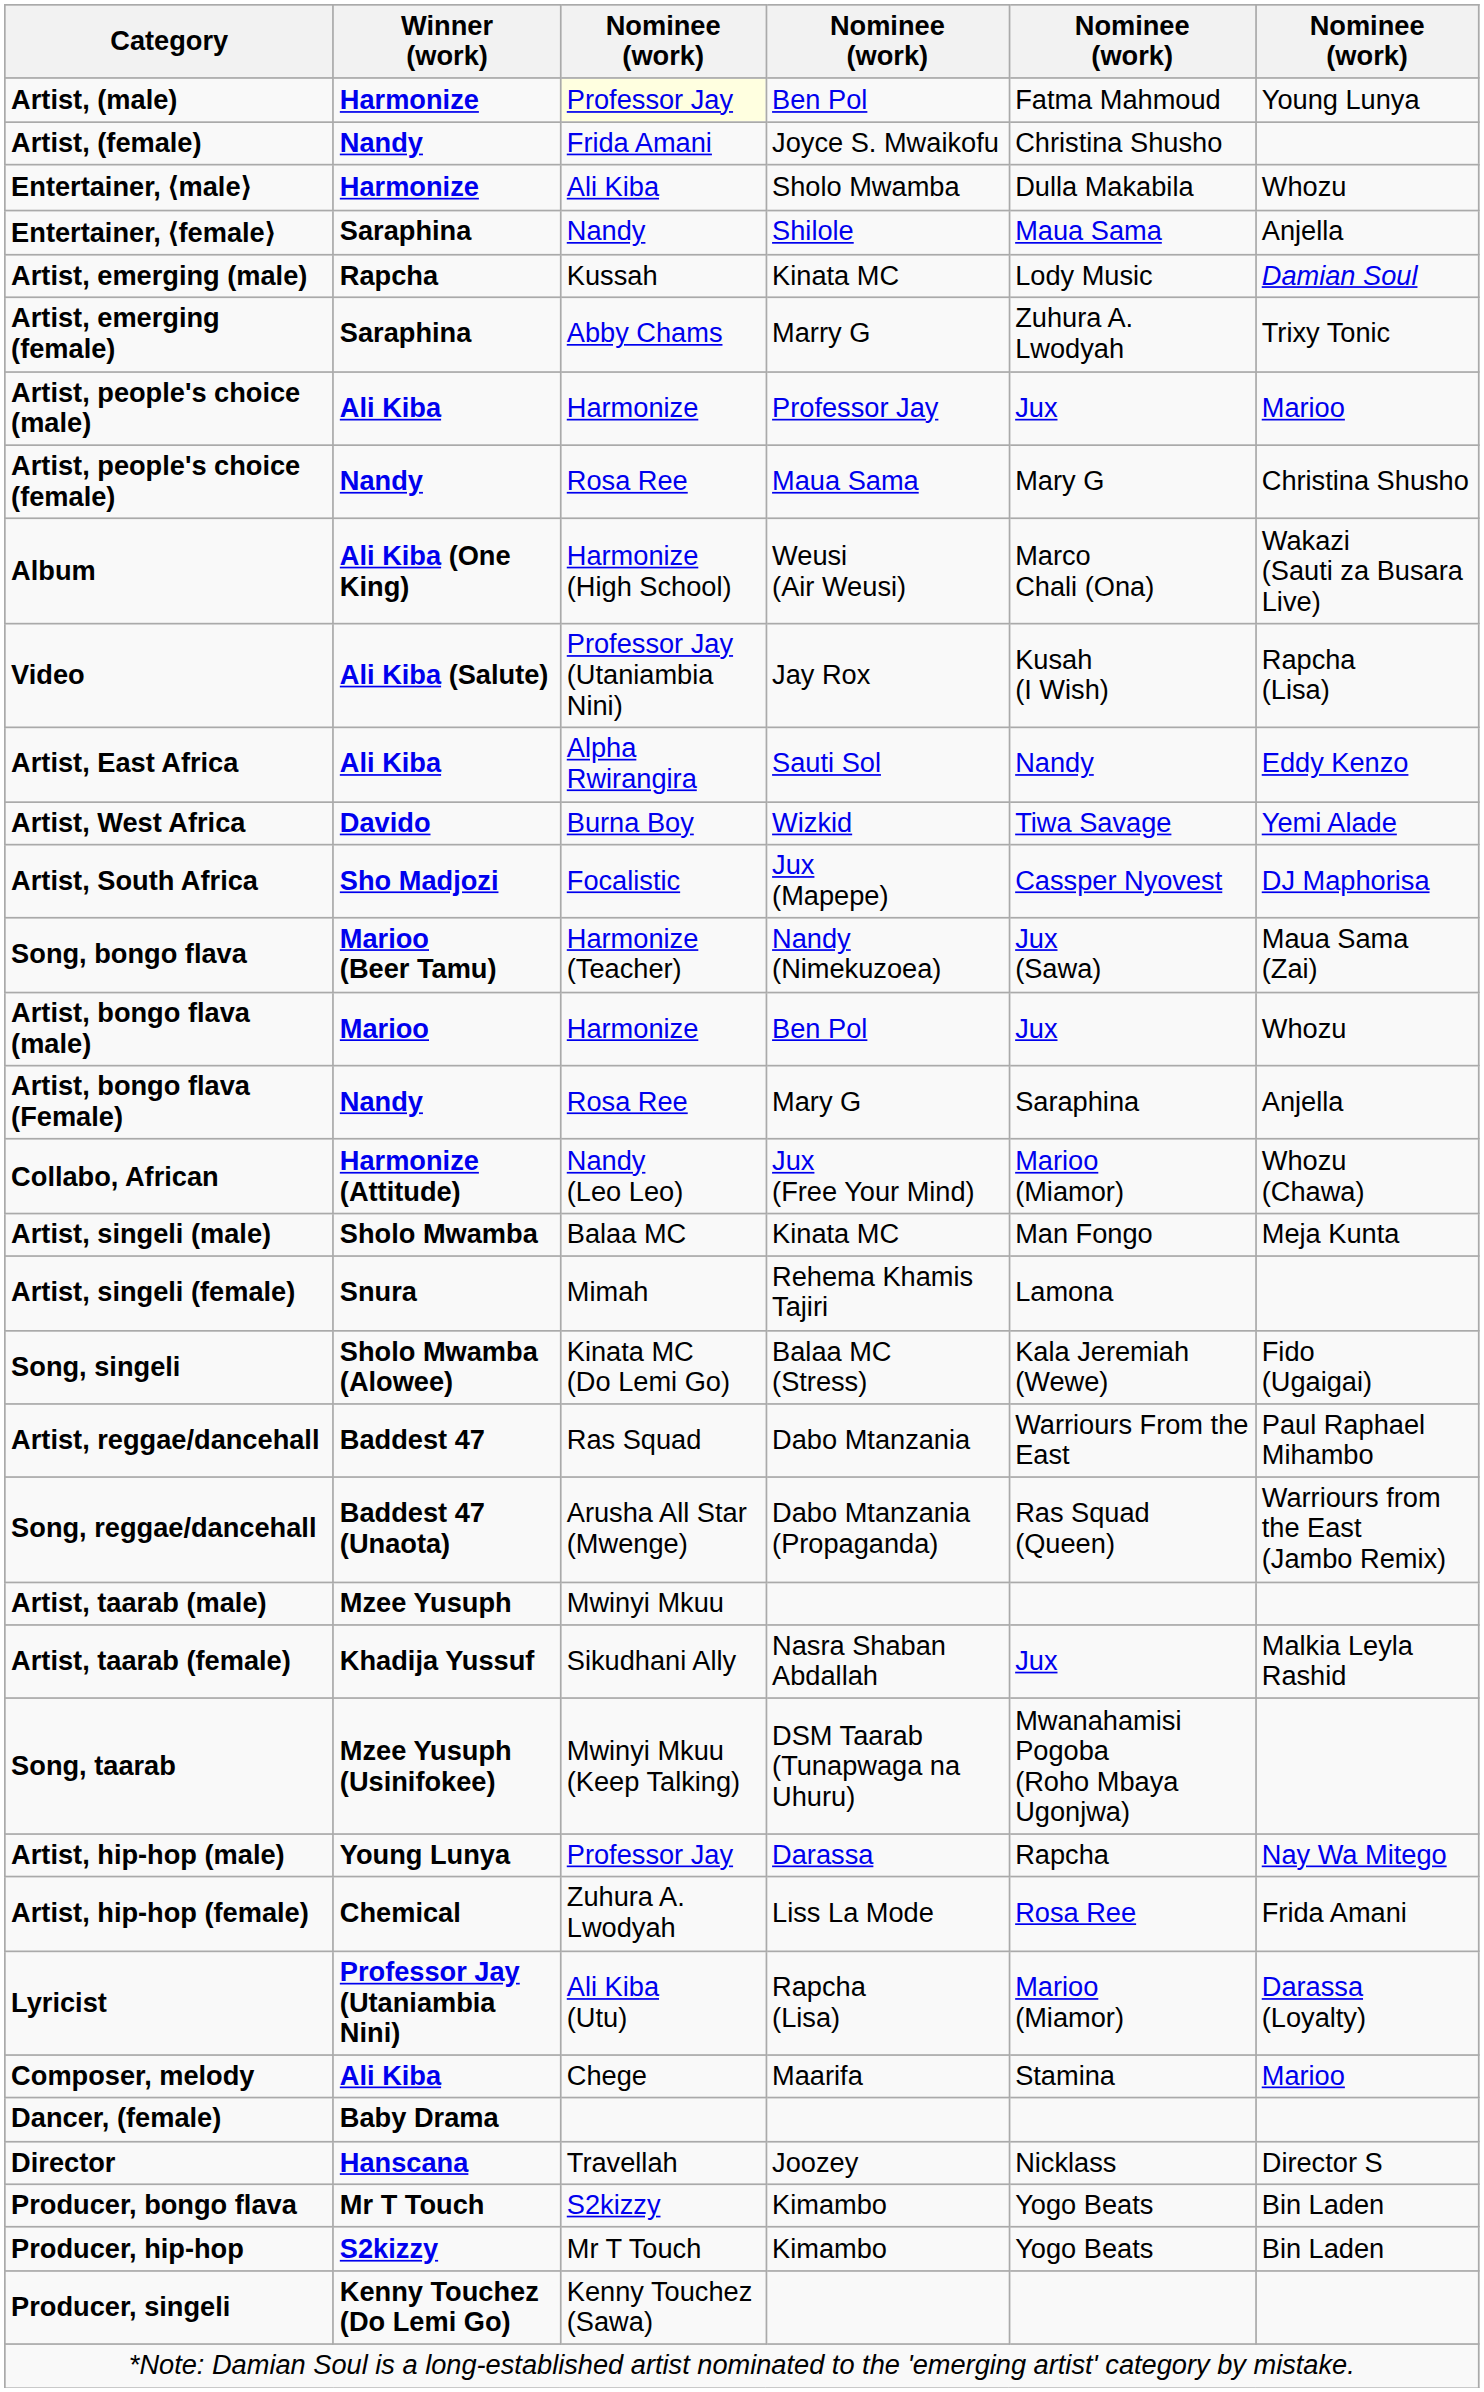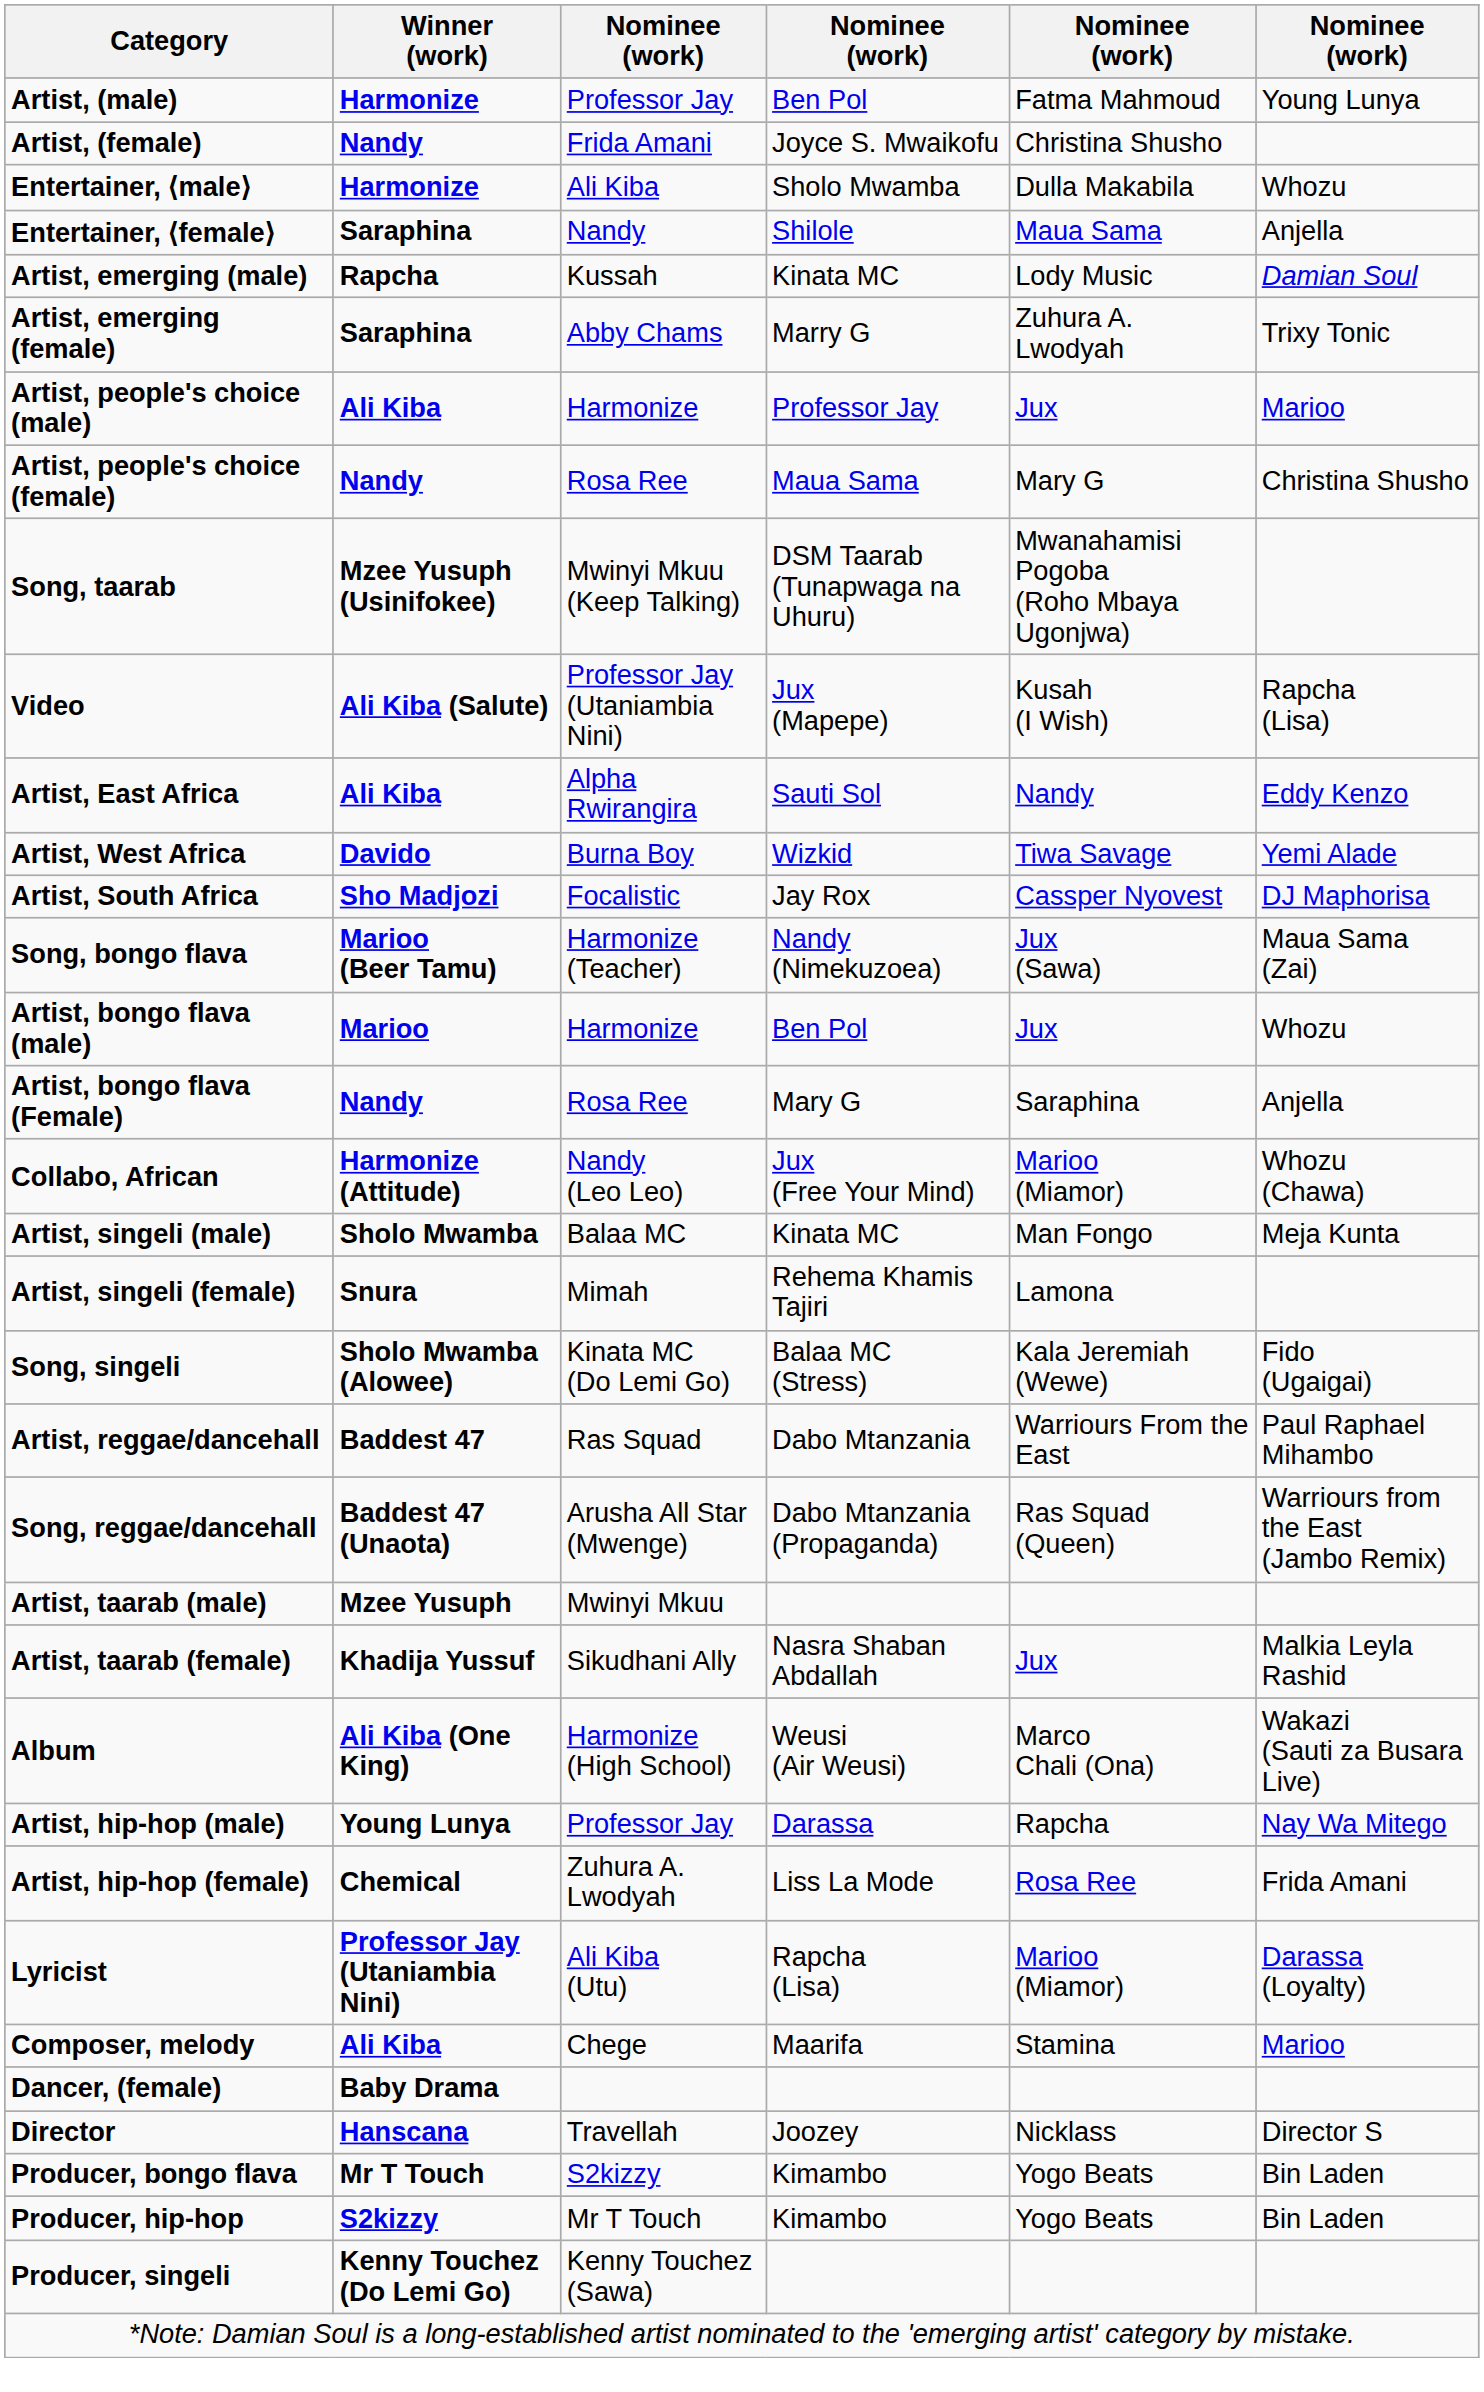(650, 99) lightyellow background -> (650, 99) no background
rows swapped: (53, 570) <-> (93, 1765)
(821, 675) Jay Rox -> (830, 705) Jux (Mapepe)
(830, 880) Jux (Mapepe) -> (821, 896) Jay Rox
